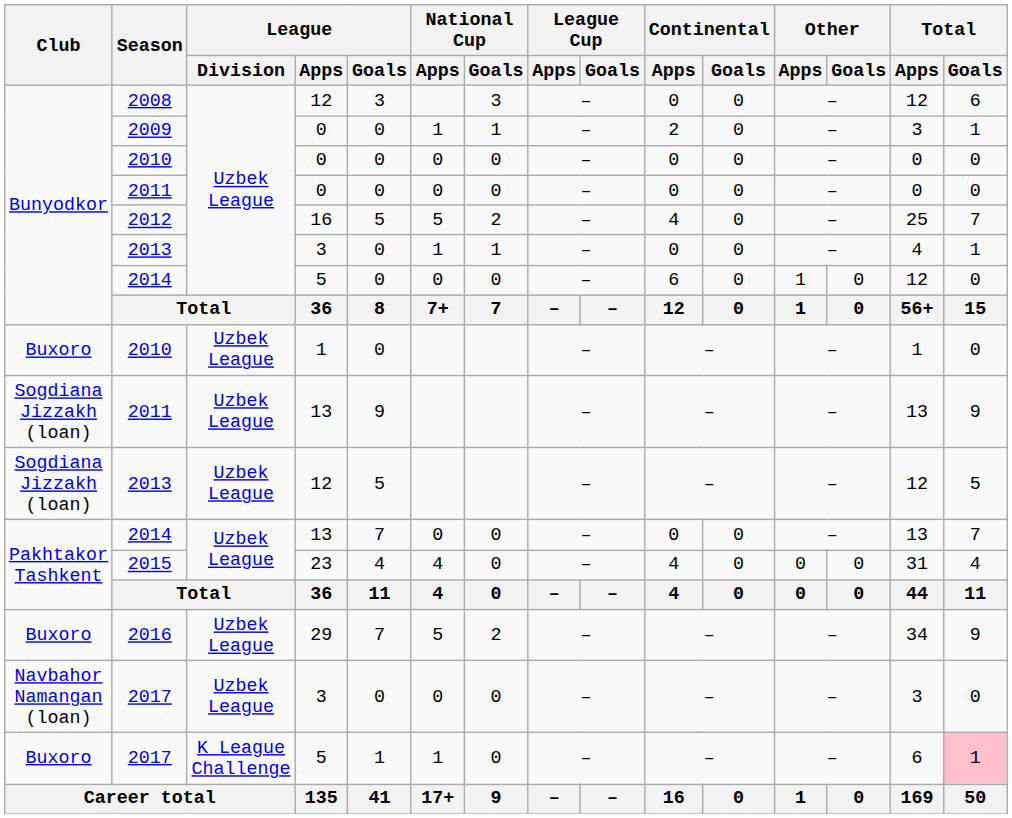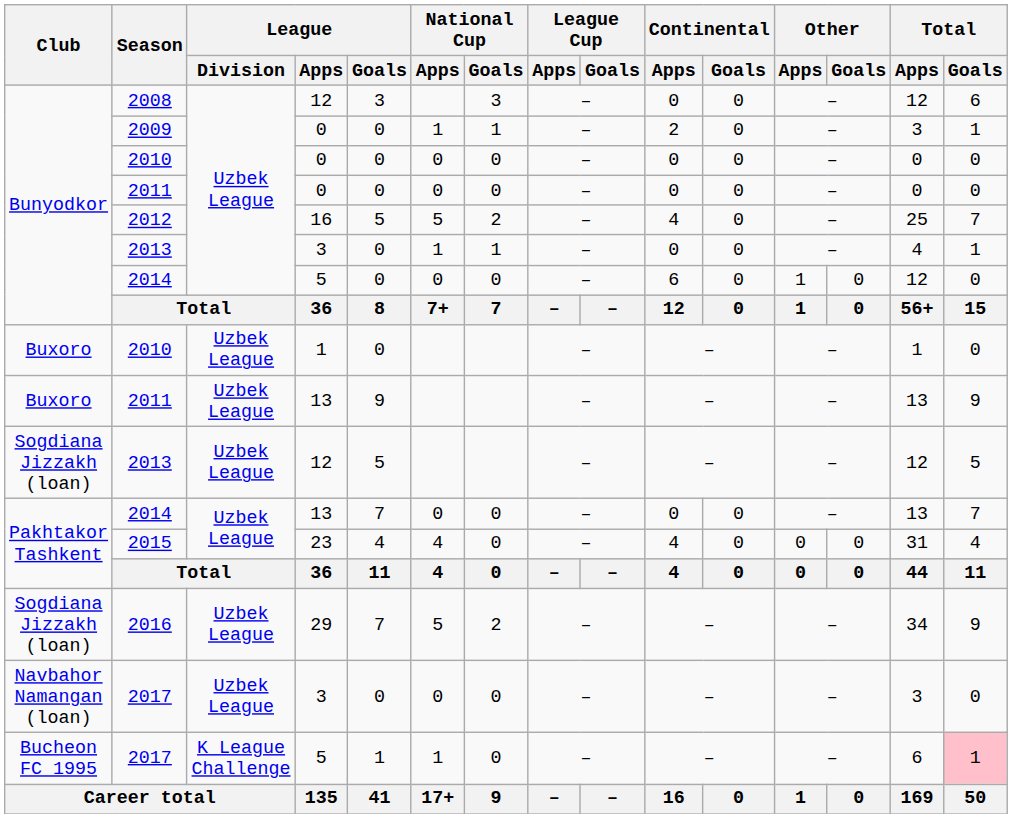(59, 412) Sogdiana Jizzakh (loan) -> (59, 401) Buxoro
(59, 635) Buxoro -> (59, 625) Sogdiana Jizzakh (loan)
(59, 758) Buxoro -> (59, 758) Bucheon FC 1995
